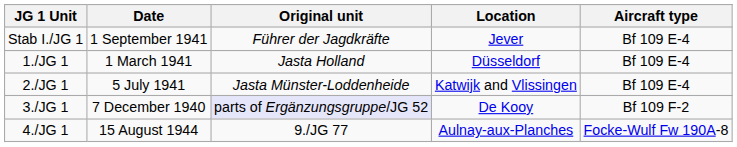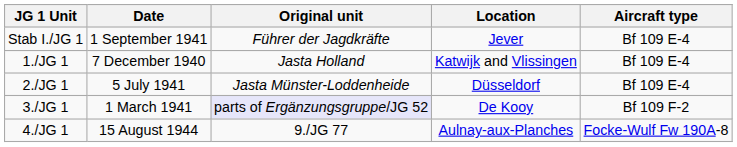(149, 62) 1 March 1941 -> (149, 62) 7 December 1940
(506, 62) Düsseldorf -> (506, 62) Katwijk and Vlissingen
(506, 85) Katwijk and Vlissingen -> (506, 85) Düsseldorf
(149, 107) 7 December 1940 -> (149, 107) 1 March 1941
